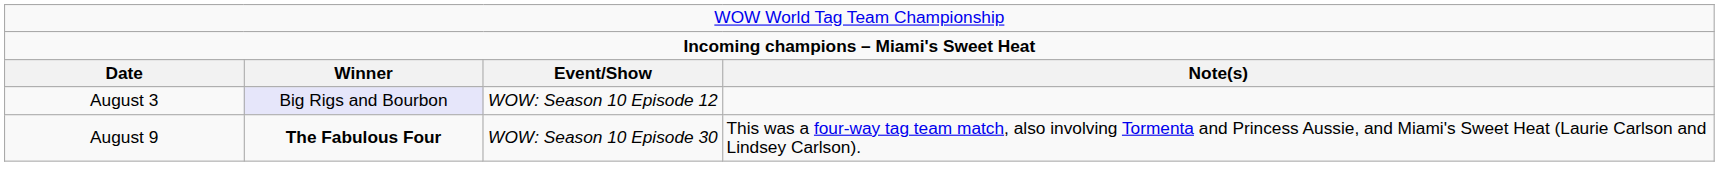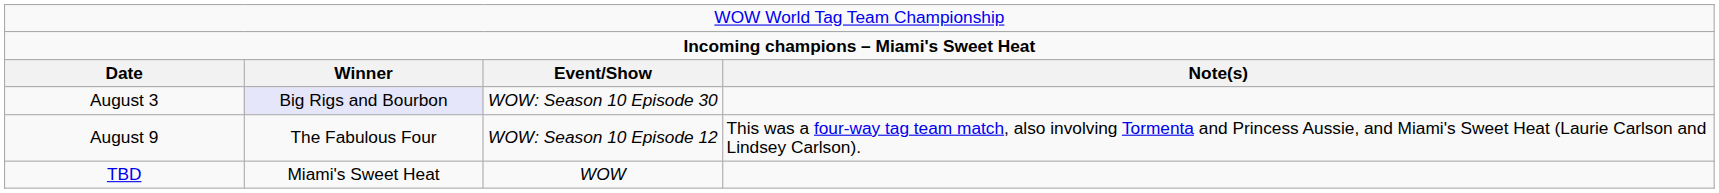(603, 100) WOW: Season 10 Episode 12 -> (603, 100) WOW: Season 10 Episode 30
(364, 137) bold -> (364, 137) normal
(603, 137) WOW: Season 10 Episode 30 -> (603, 137) WOW: Season 10 Episode 12
+ row: (124, 174)
